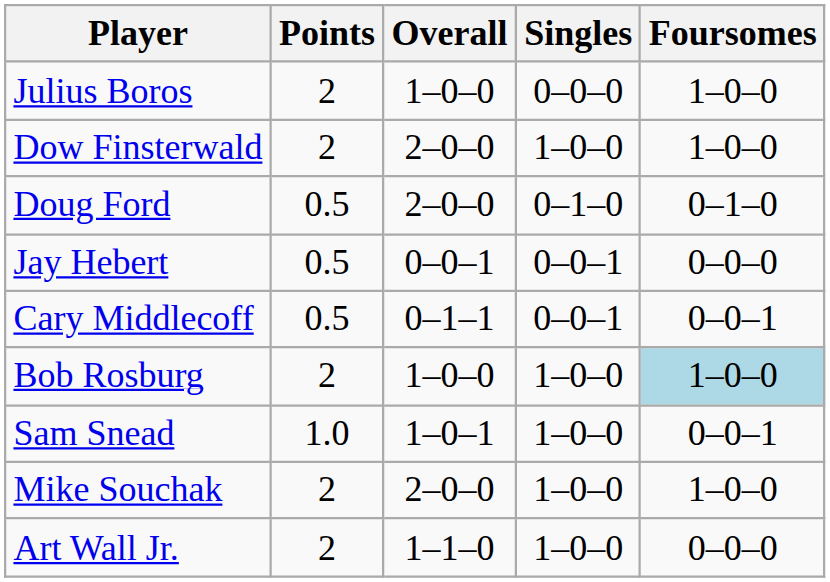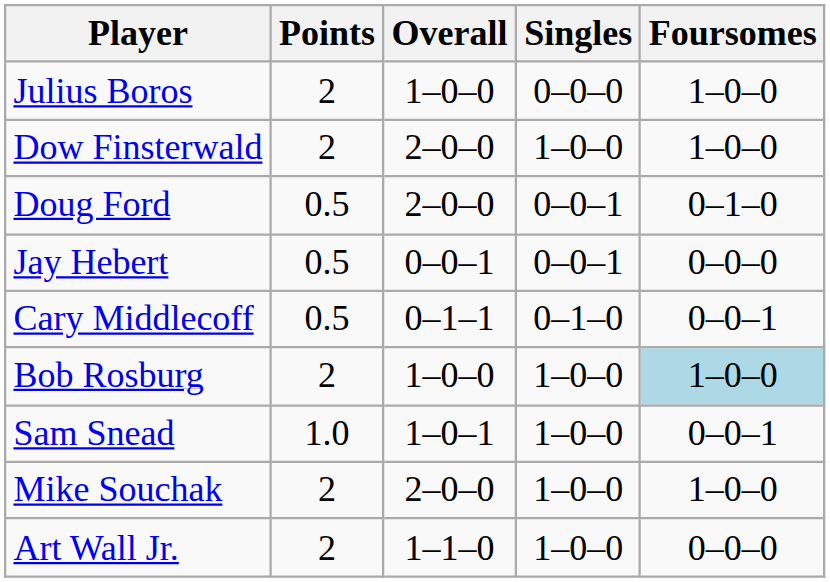(578, 204) 0–1–0 -> (578, 204) 0–0–1
(578, 318) 0–0–1 -> (578, 318) 0–1–0
